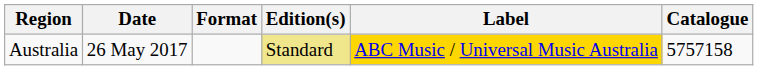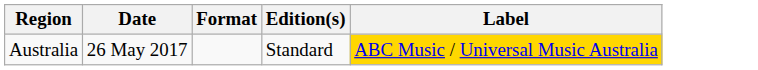- column: (707, 19)
(299, 49) khaki background -> (299, 49) no background
